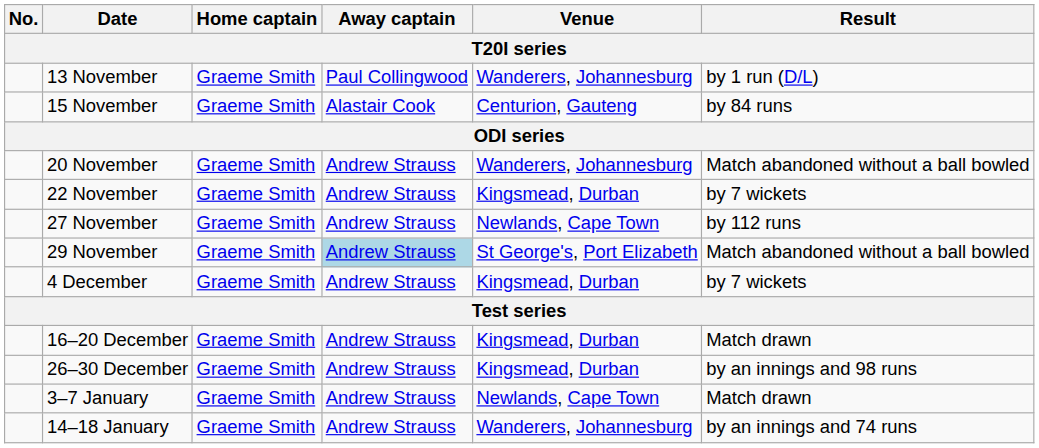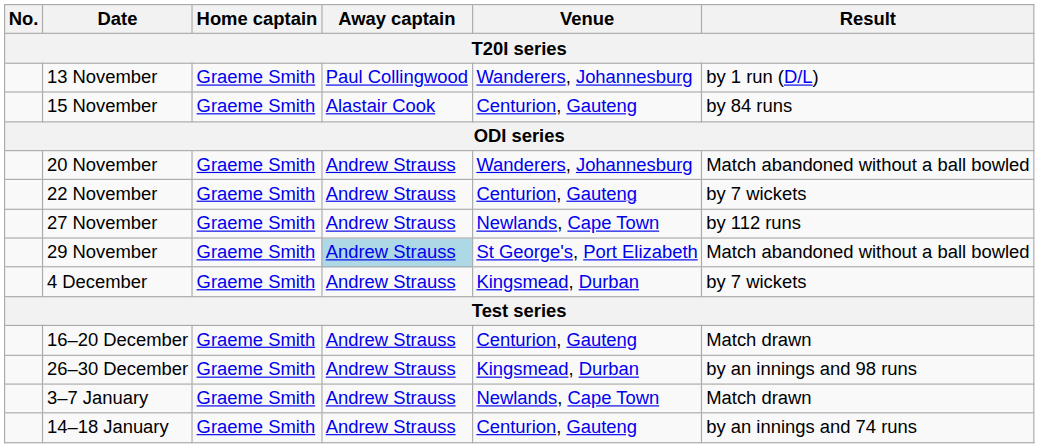(558, 194) Kingsmead, Durban -> (557, 194) Centurion, Gauteng
(558, 340) Kingsmead, Durban -> (557, 340) Centurion, Gauteng
(584, 427) Wanderers, Johannesburg -> (557, 427) Centurion, Gauteng
